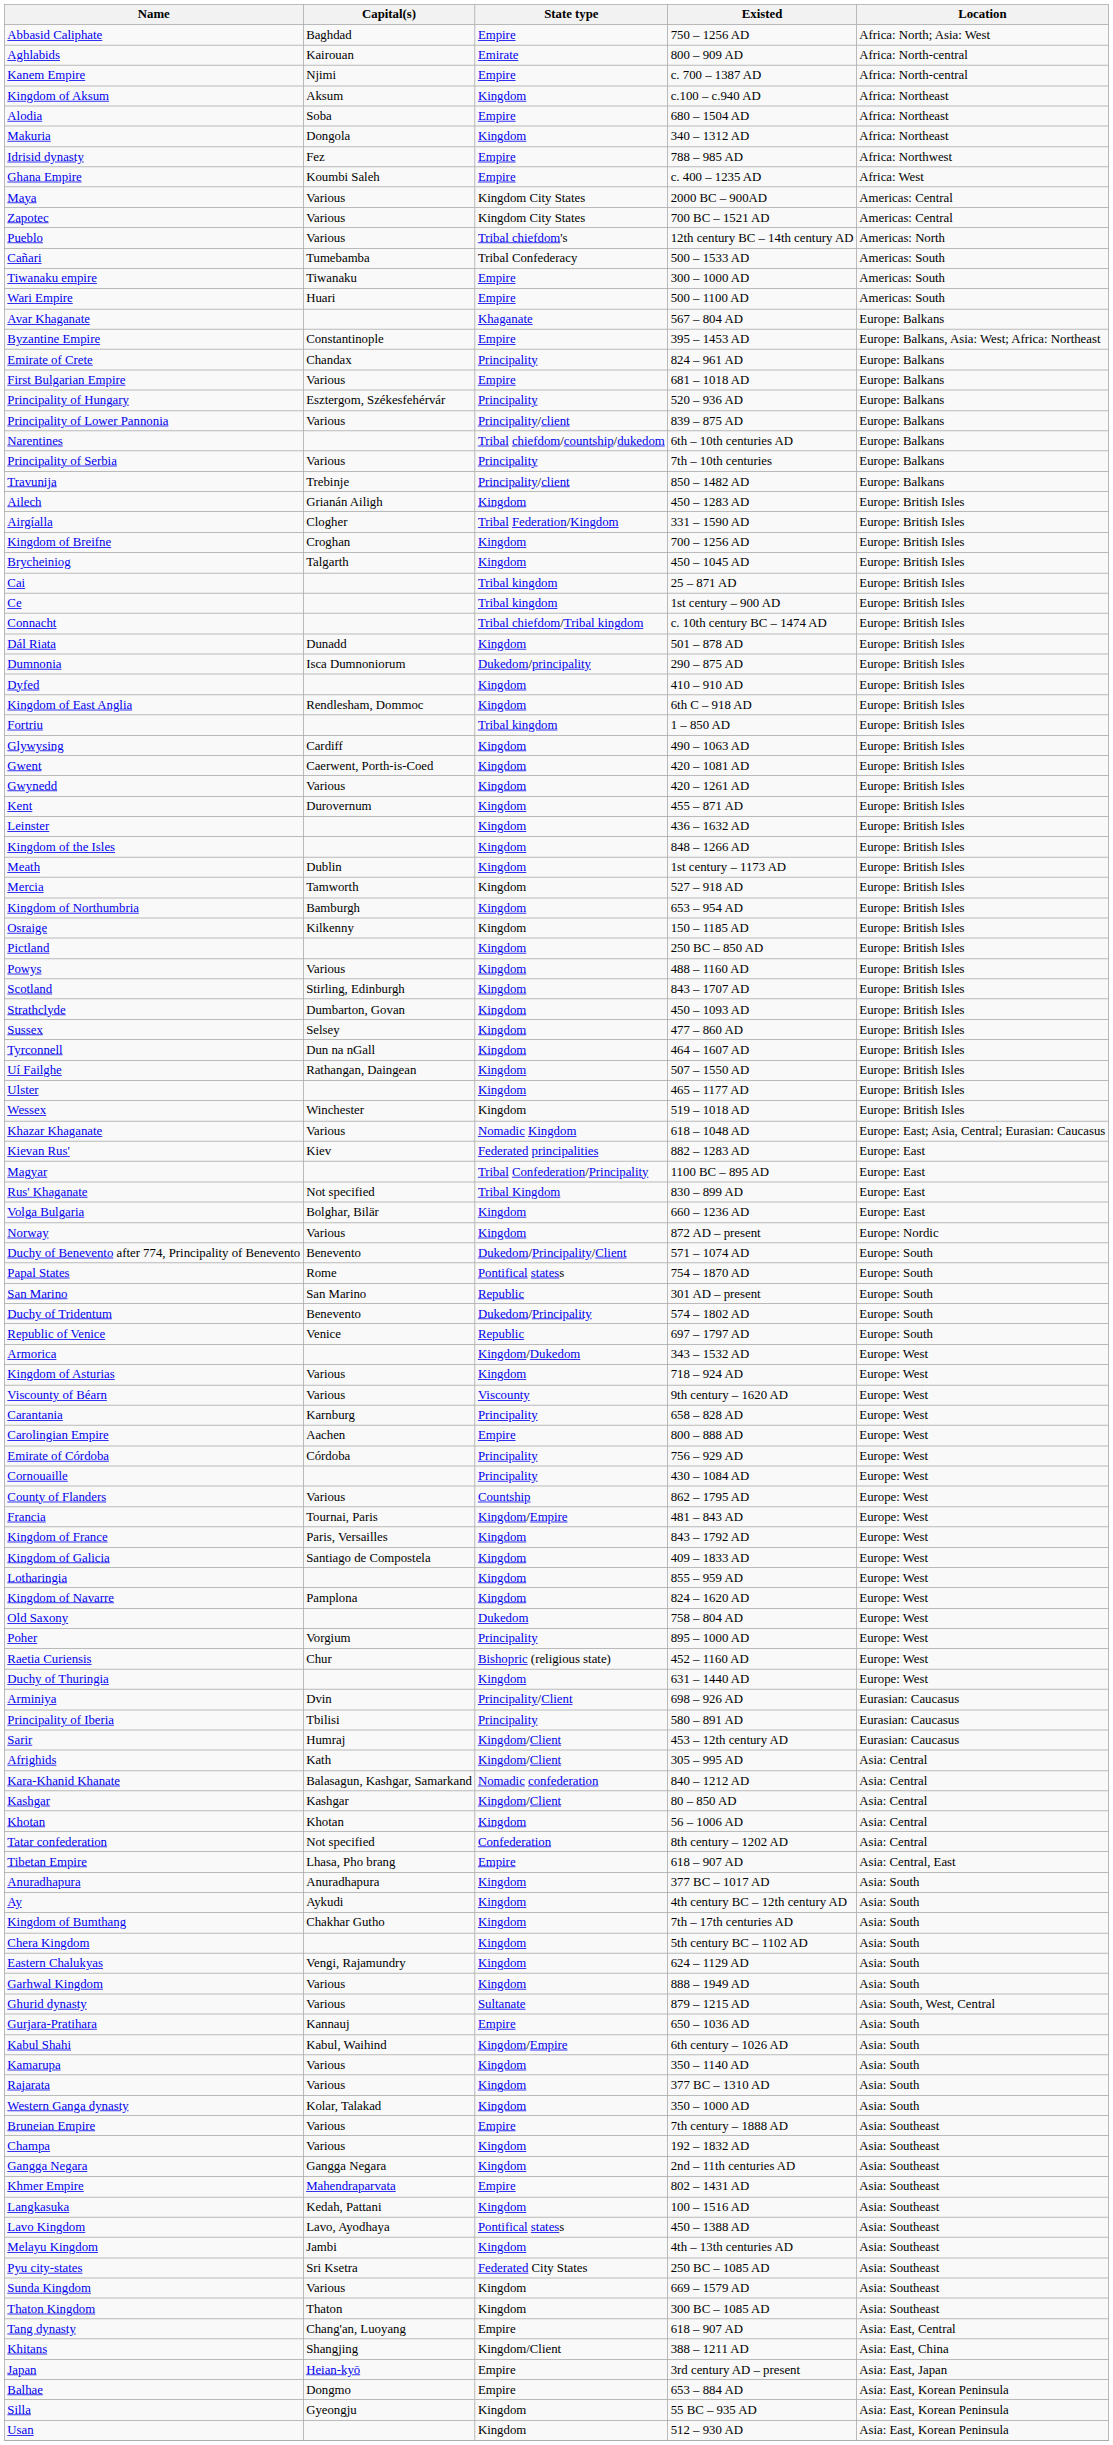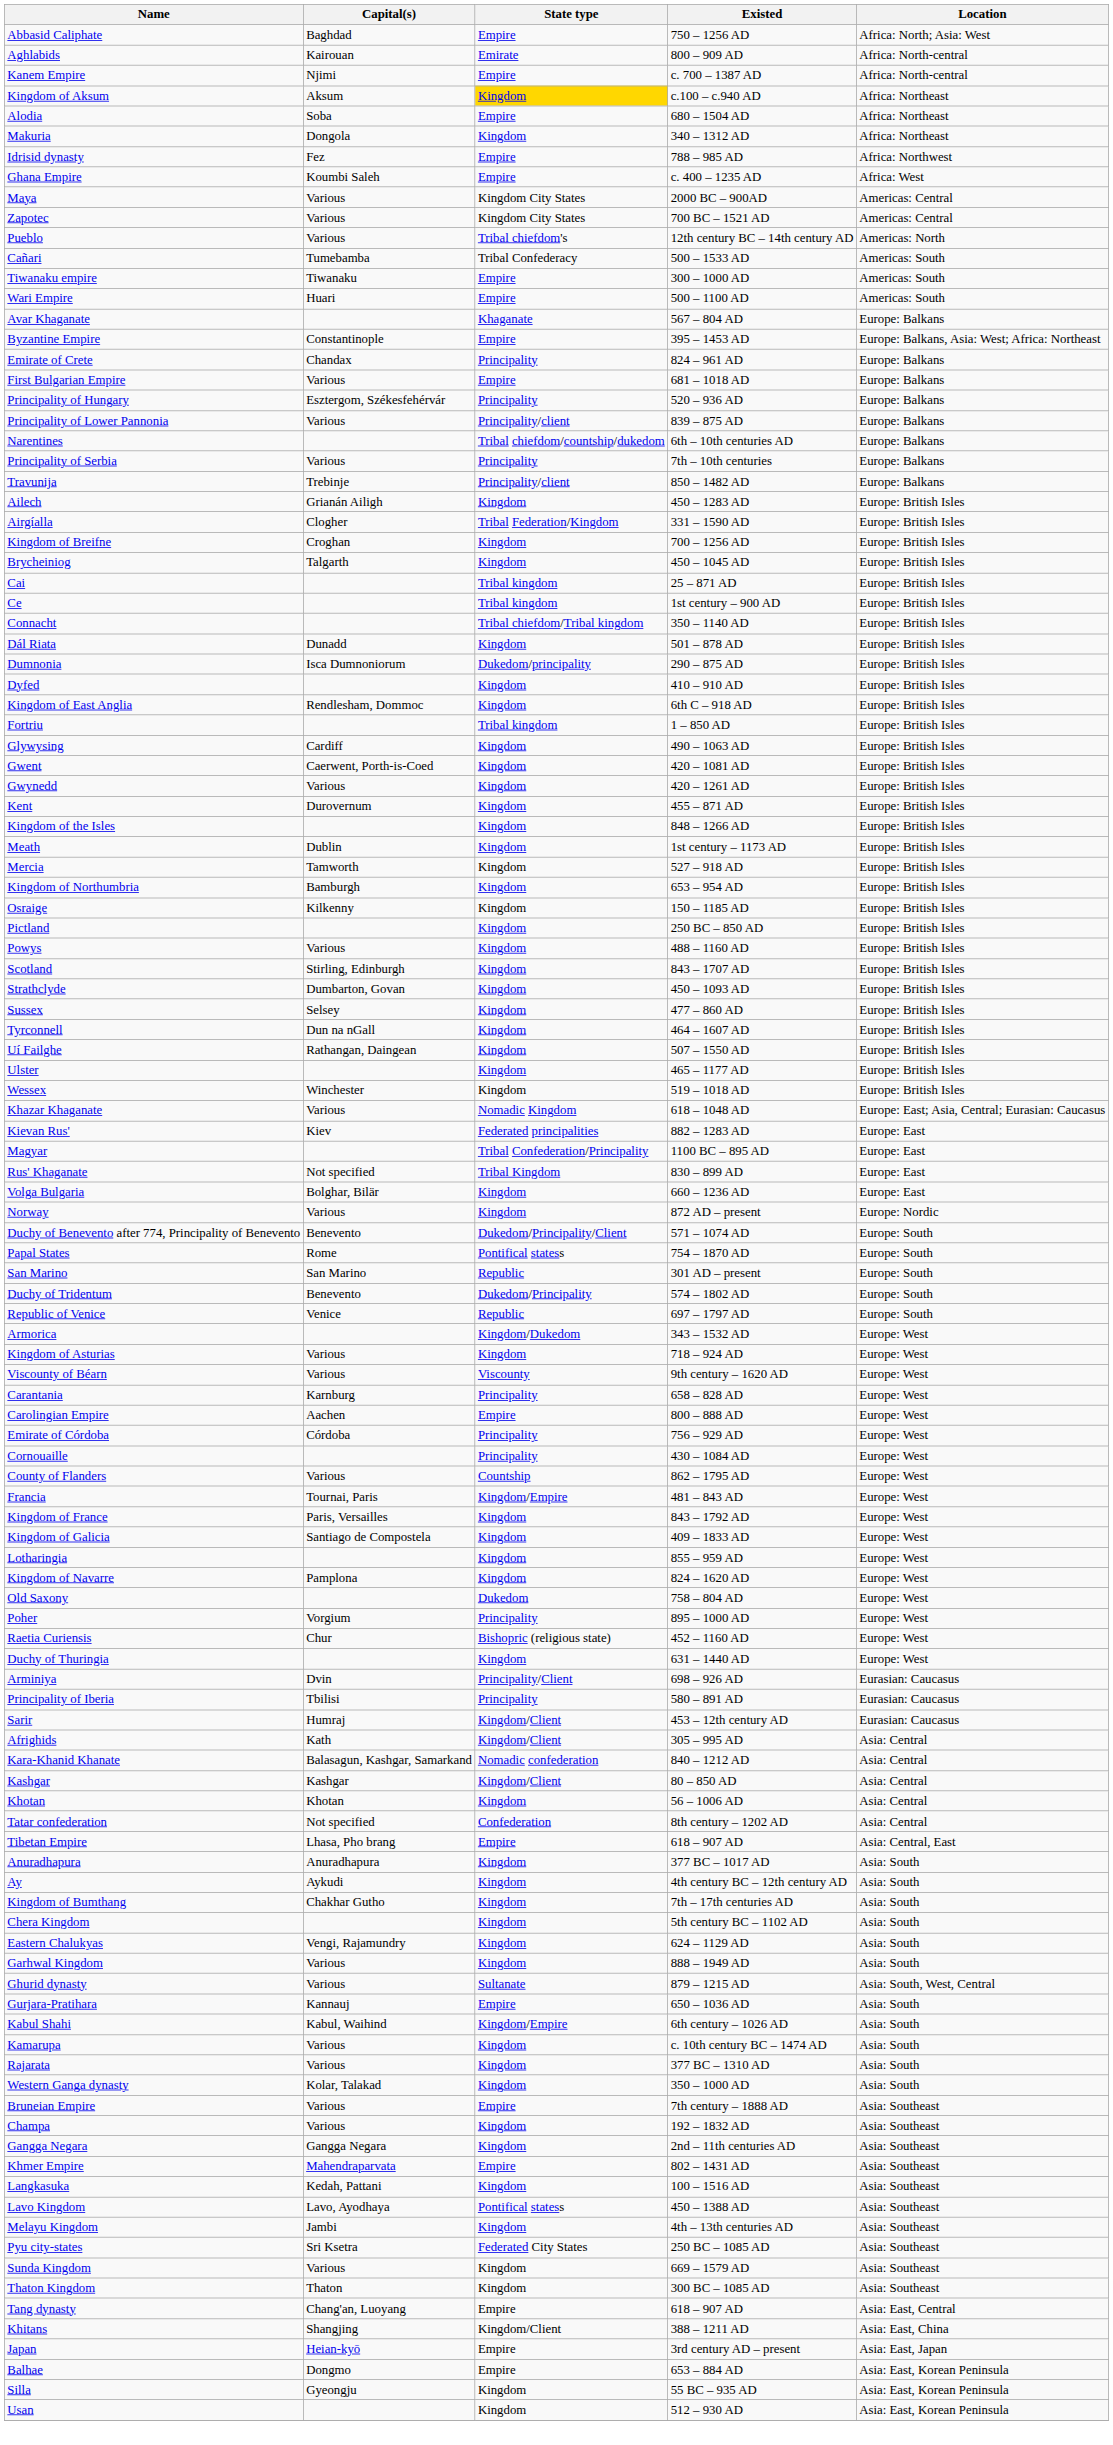(502, 95) no background -> (502, 95) gold background
(749, 623) c. 10th century BC – 1474 AD -> (710, 623) 350 – 1140 AD
- row: (28, 826)
(710, 2064) 350 – 1140 AD -> (749, 2044) c. 10th century BC – 1474 AD
